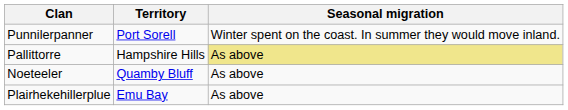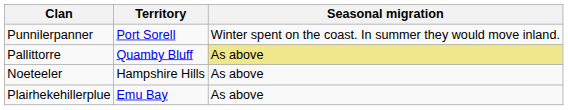(161, 54) Hampshire Hills -> (155, 54) Quamby Bluff
(155, 74) Quamby Bluff -> (161, 74) Hampshire Hills
